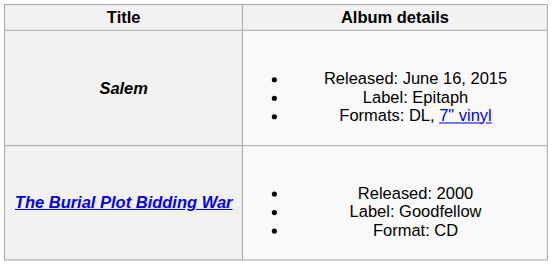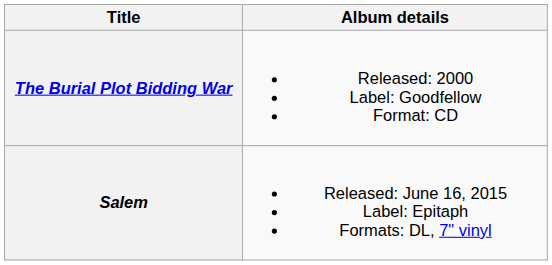rows swapped: (124, 202) <-> (124, 87)
